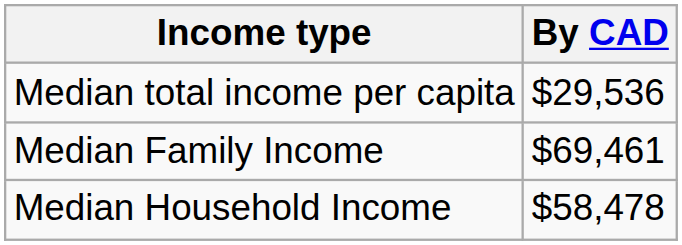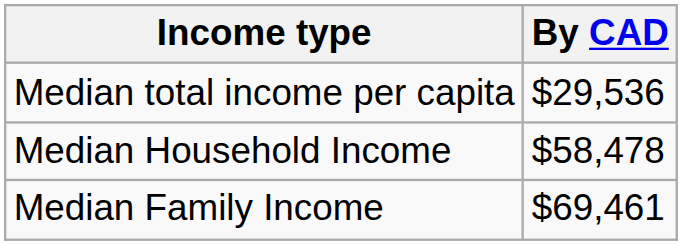rows swapped: (233, 208) <-> (199, 150)
